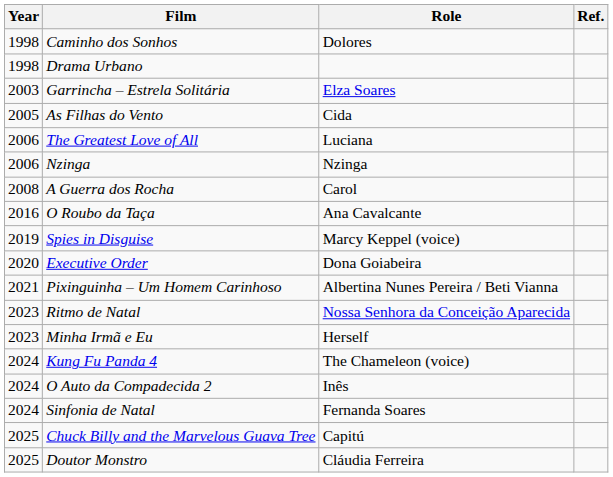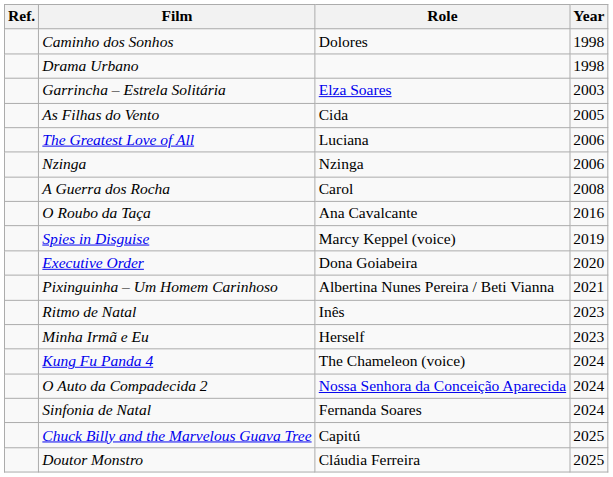columns swapped: (24, 16) <-> (591, 16)
(446, 312) Nossa Senhora da Conceição Aparecida -> (332, 312) Inês
(336, 386) Inês -> (442, 386) Nossa Senhora da Conceição Aparecida
